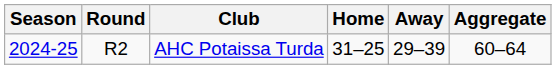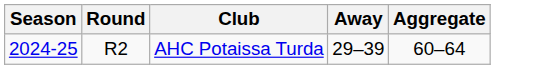- column: (358, 19)
